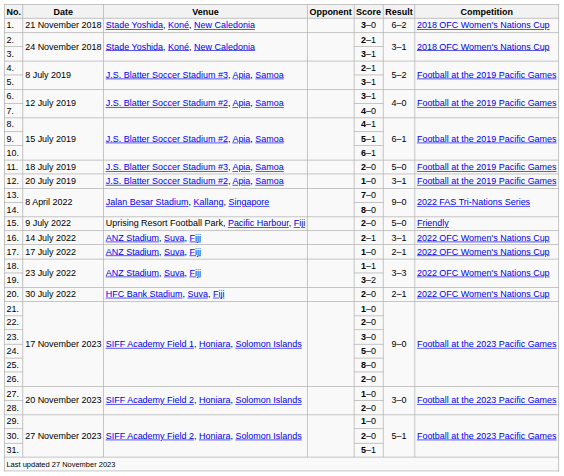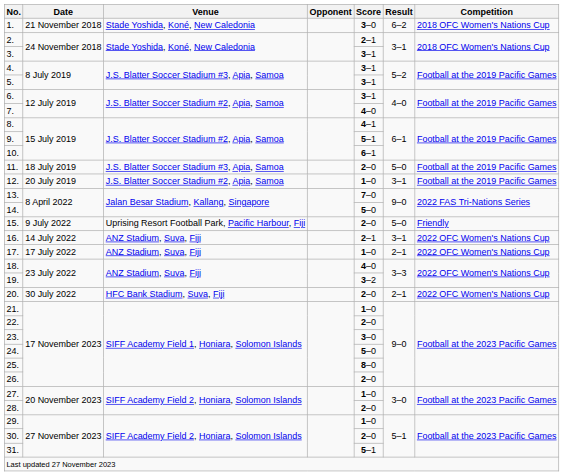(369, 68) 2–1 -> (369, 68) 3–1
(369, 209) 8–0 -> (369, 209) 5–0
(369, 266) 1–1 -> (369, 266) 4–0
